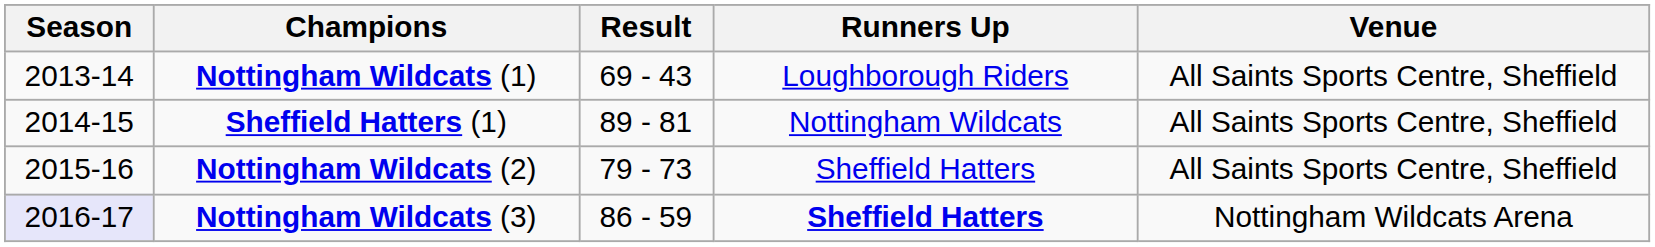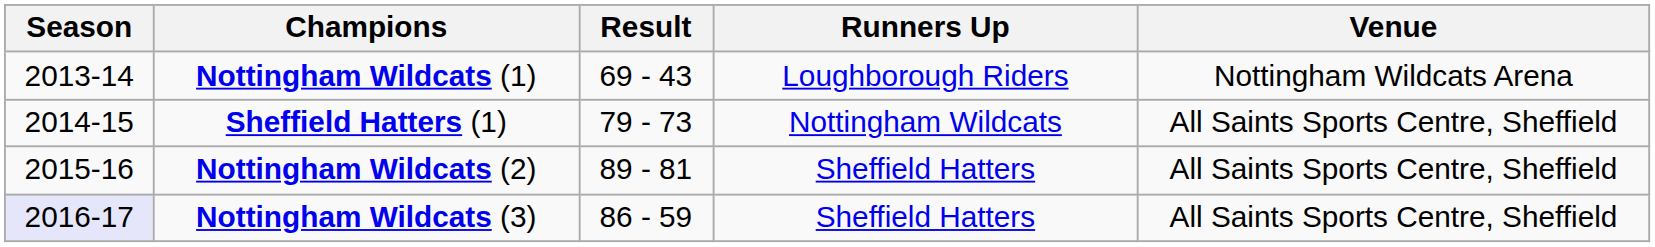(1393, 75) All Saints Sports Centre, Sheffield -> (1393, 75) Nottingham Wildcats Arena
(646, 122) 89 - 81 -> (646, 122) 79 - 73
(646, 169) 79 - 73 -> (646, 169) 89 - 81
(925, 216) bold -> (925, 216) normal
(1393, 216) Nottingham Wildcats Arena -> (1393, 216) All Saints Sports Centre, Sheffield
